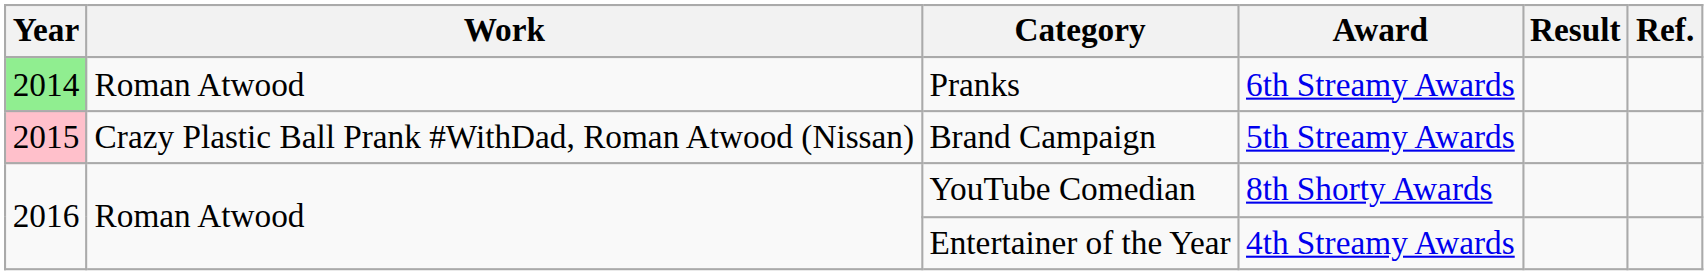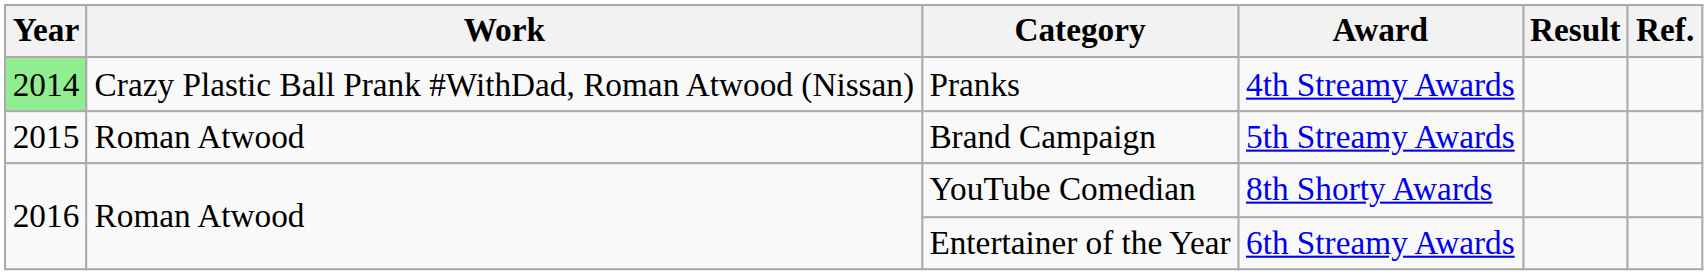(200, 83) Roman Atwood -> (504, 83) Crazy Plastic Ball Prank #WithDad, Roman Atwood (Nissan)
(1380, 83) 6th Streamy Awards -> (1380, 83) 4th Streamy Awards
(46, 136) pink background -> (46, 136) no background
(504, 136) Crazy Plastic Ball Prank #WithDad, Roman Atwood (Nissan) -> (200, 136) Roman Atwood
(1380, 242) 4th Streamy Awards -> (1380, 242) 6th Streamy Awards
